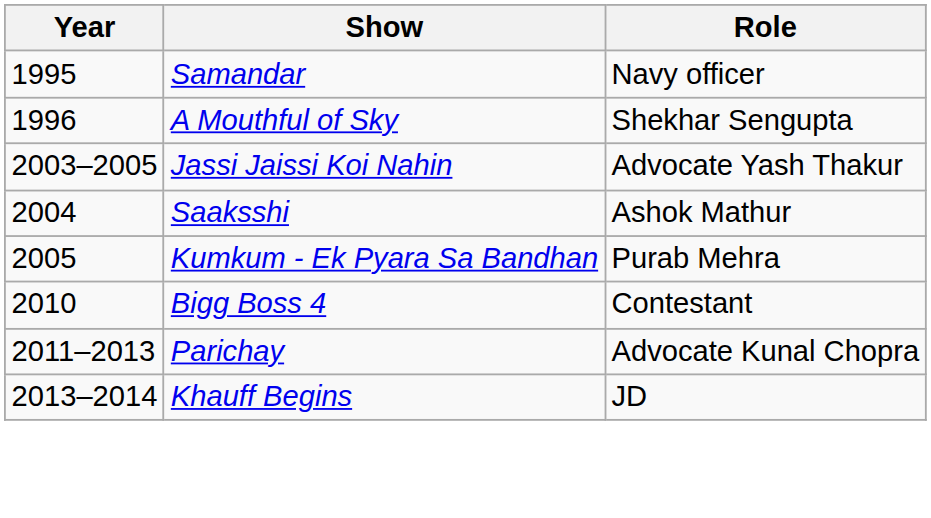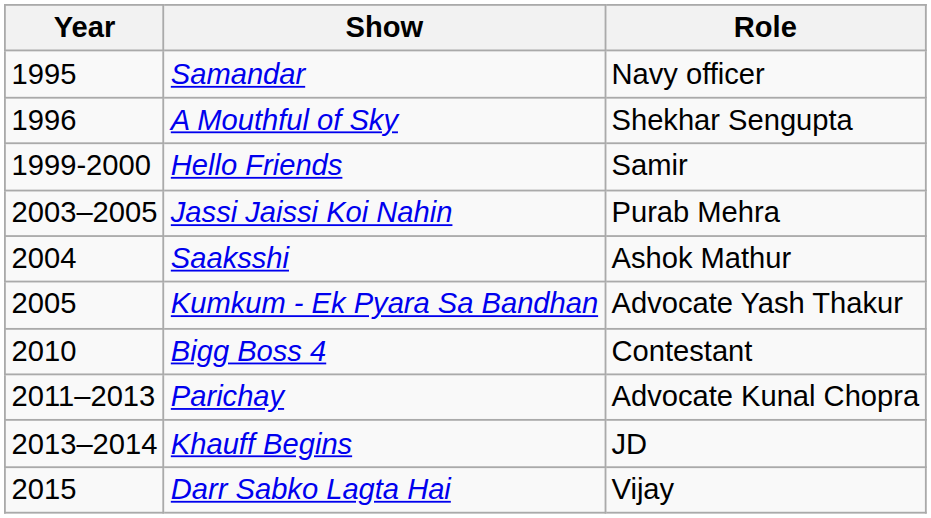+ row: (257, 166)
(757, 166) Advocate Yash Thakur -> (696, 212) Purab Mehra
(696, 258) Purab Mehra -> (757, 304) Advocate Yash Thakur
+ row: (311, 489)
